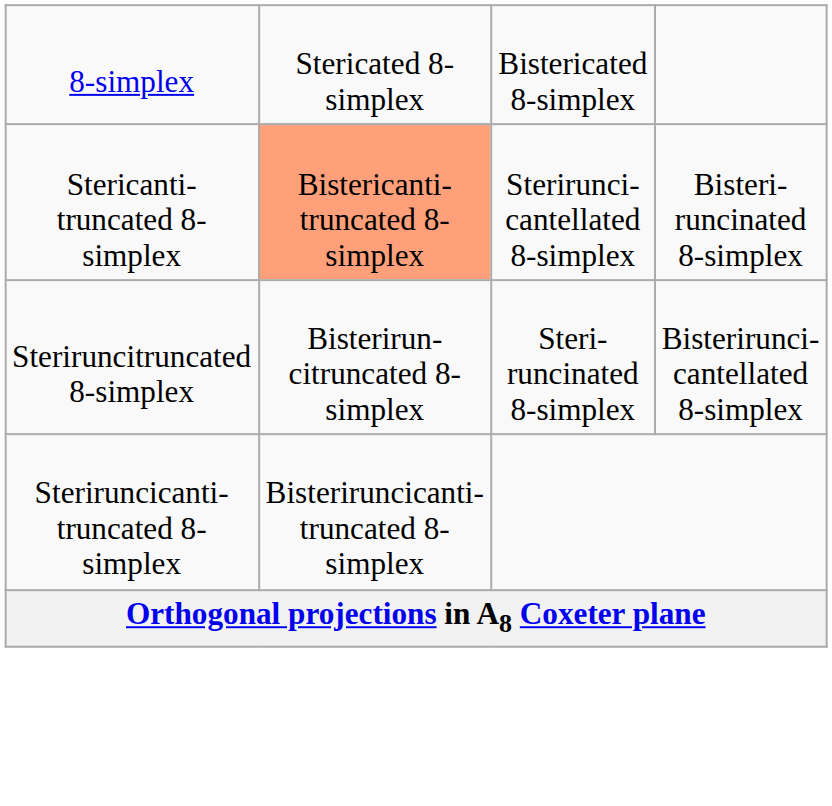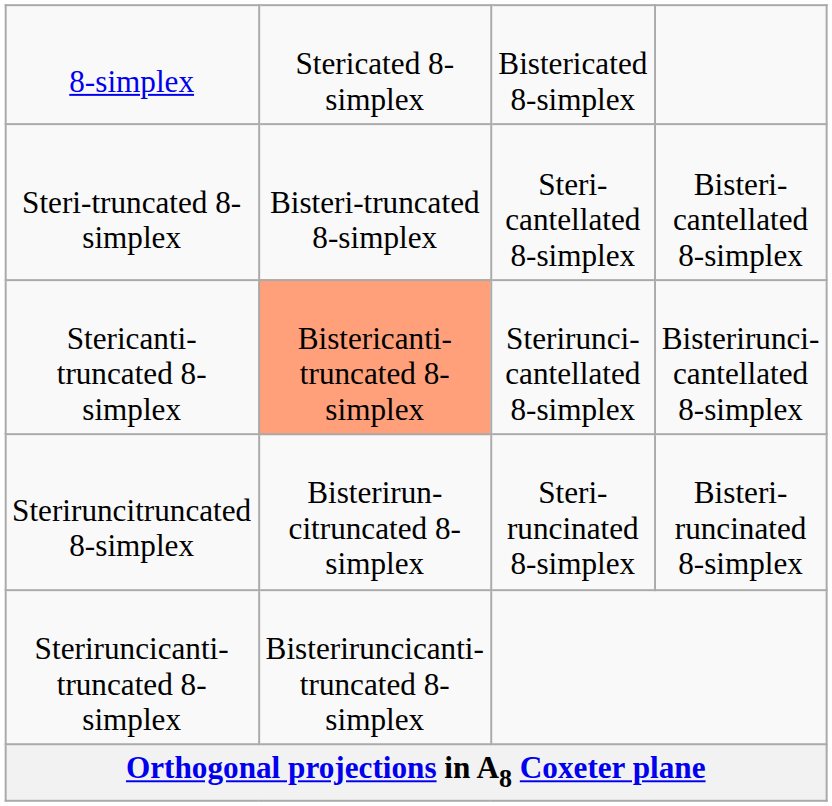+ row: (132, 219)
(741, 219) Bisteri-runcinated 8-simplex -> (741, 374) Bisterirunci-cantellated 8-simplex
(741, 374) Bisterirunci-cantellated 8-simplex -> (741, 528) Bisteri-runcinated 8-simplex
